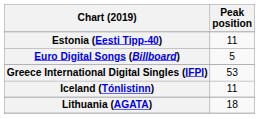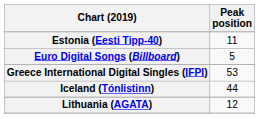(232, 89) 11 -> (232, 89) 44
(232, 105) 18 -> (232, 105) 12
